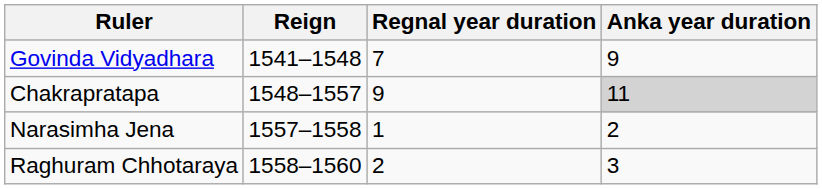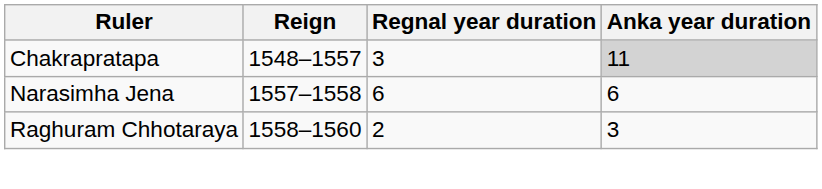- row: (112, 58)
(378, 93) 9 -> (378, 58) 3
(378, 129) 1 -> (378, 93) 6
(613, 129) 2 -> (613, 93) 6
